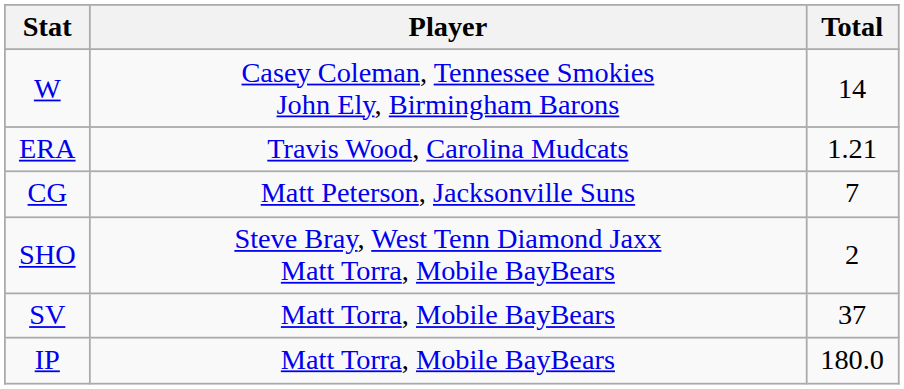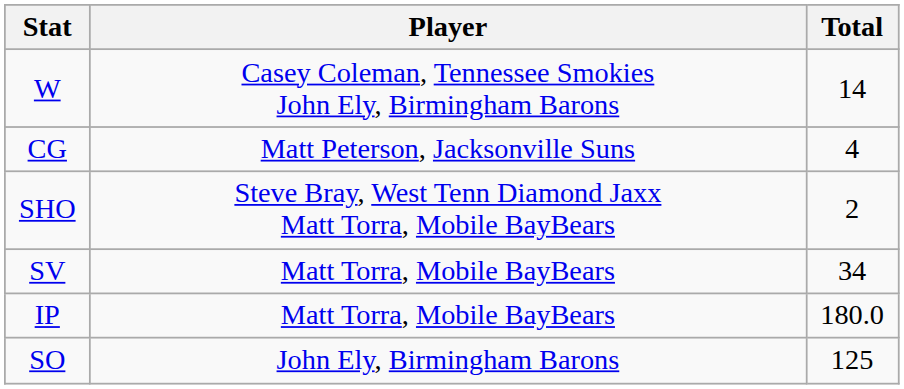- row: (47, 148)
(852, 193) 7 -> (852, 148) 4
(852, 315) 37 -> (852, 270) 34
+ row: (47, 360)
